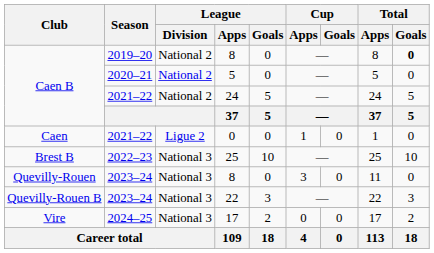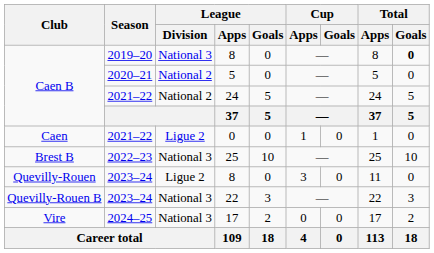(185, 55) National 2 -> (185, 55) National 3
(185, 177) National 3 -> (185, 177) Ligue 2
